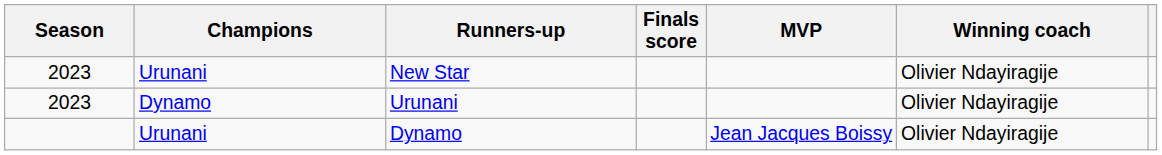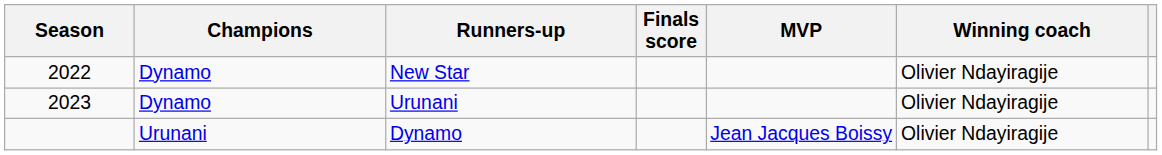(70, 72) 2023 -> (70, 72) 2022
(173, 72) Urunani -> (175, 72) Dynamo
